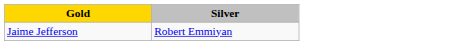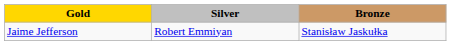+ column: (372, 13)
